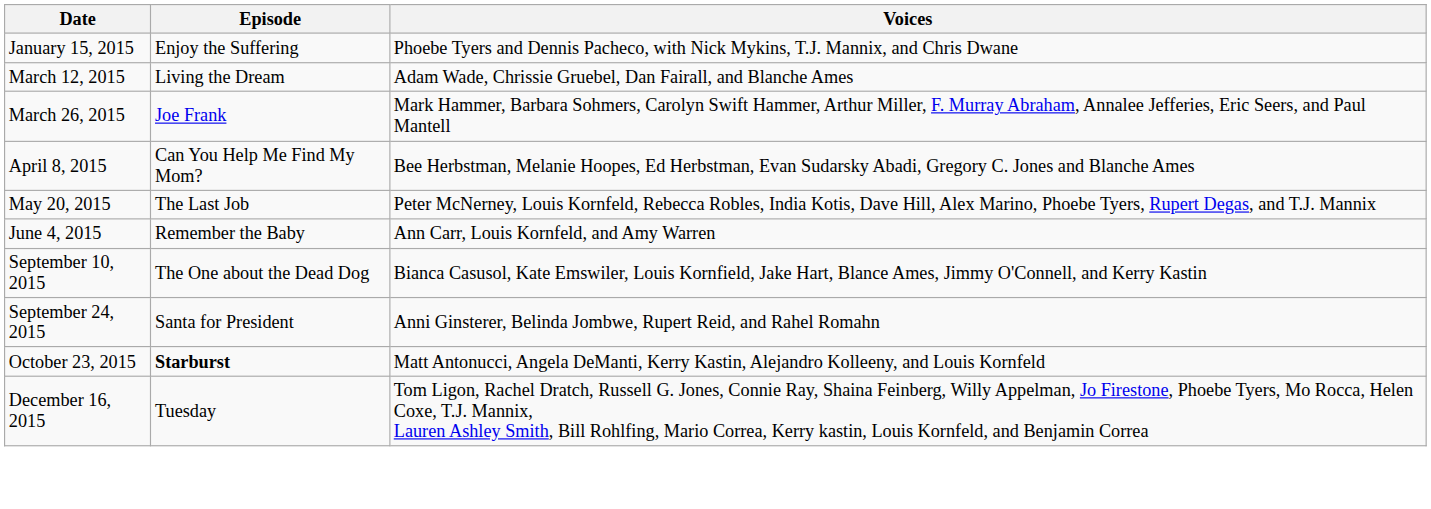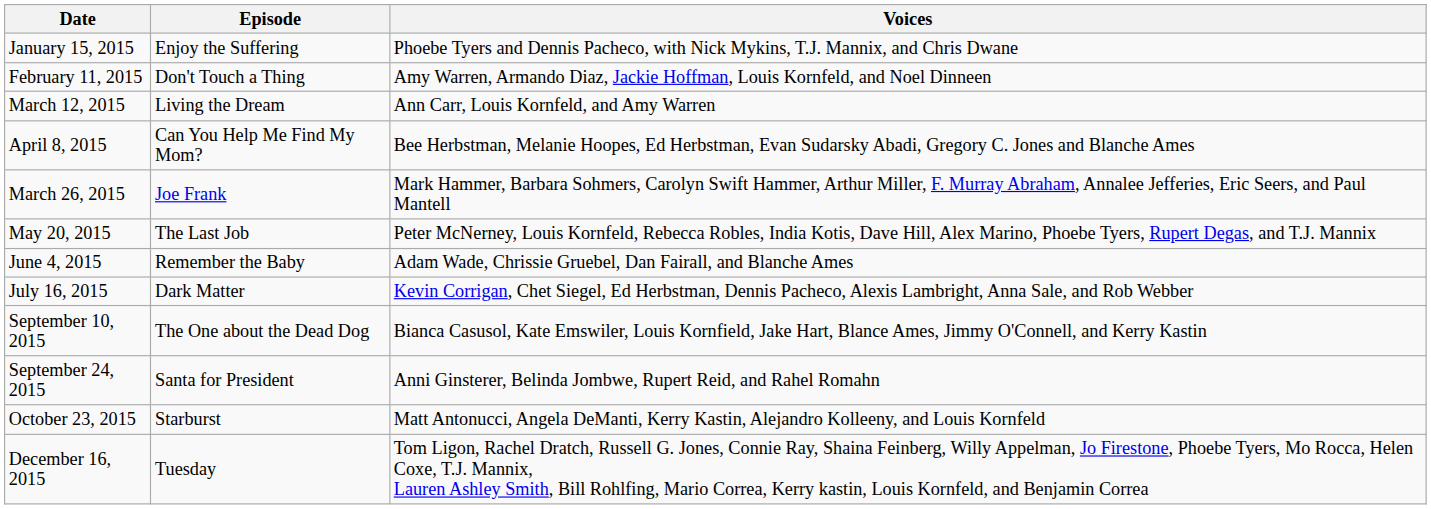+ row: (76, 76)
(624, 76) Adam Wade, Chrissie Gruebel, Dan Fairall, and Blanche Ames -> (555, 105) Ann Carr, Louis Kornfeld, and Amy Warren
rows swapped: (67, 116) <-> (58, 165)
(555, 233) Ann Carr, Louis Kornfeld, and Amy Warren -> (624, 262) Adam Wade, Chrissie Gruebel, Dan Fairall, and Blanche Ames
+ row: (58, 291)
(193, 361) bold -> (188, 419) normal
